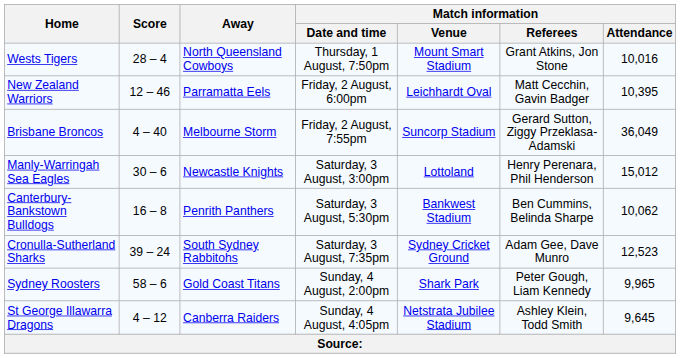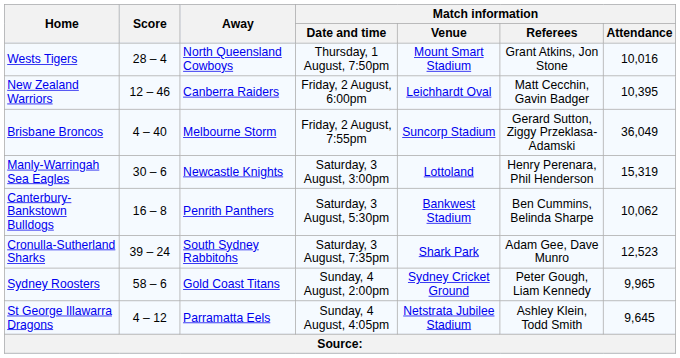(227, 92) Parramatta Eels -> (231, 92) Canberra Raiders
(640, 172) 15,012 -> (640, 172) 15,319
(449, 251) Sydney Cricket Ground -> (449, 251) Shark Park
(449, 284) Shark Park -> (449, 284) Sydney Cricket Ground
(231, 317) Canberra Raiders -> (227, 317) Parramatta Eels
